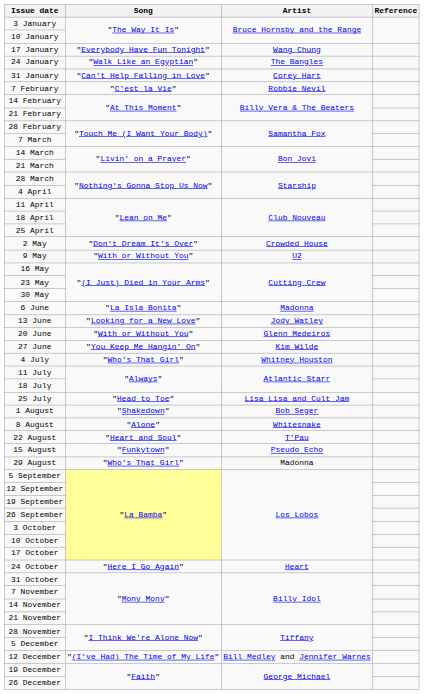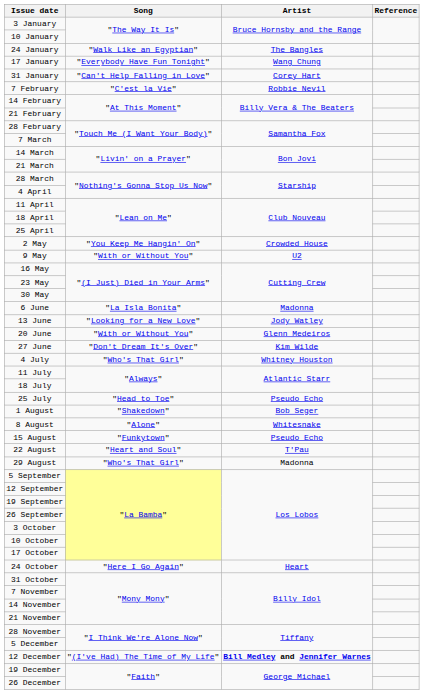rows swapped: (35, 50) <-> (35, 62)
(143, 243) "Don't Dream It's Over" -> (143, 243) "You Keep Me Hangin' On"
(143, 347) "You Keep Me Hangin' On" -> (143, 347) "Don't Dream It's Over"
(297, 398) Lisa Lisa and Cult Jam -> (297, 398) Pseudo Echo
rows swapped: (35, 450) <-> (35, 437)
(297, 657) normal -> (297, 657) bold
